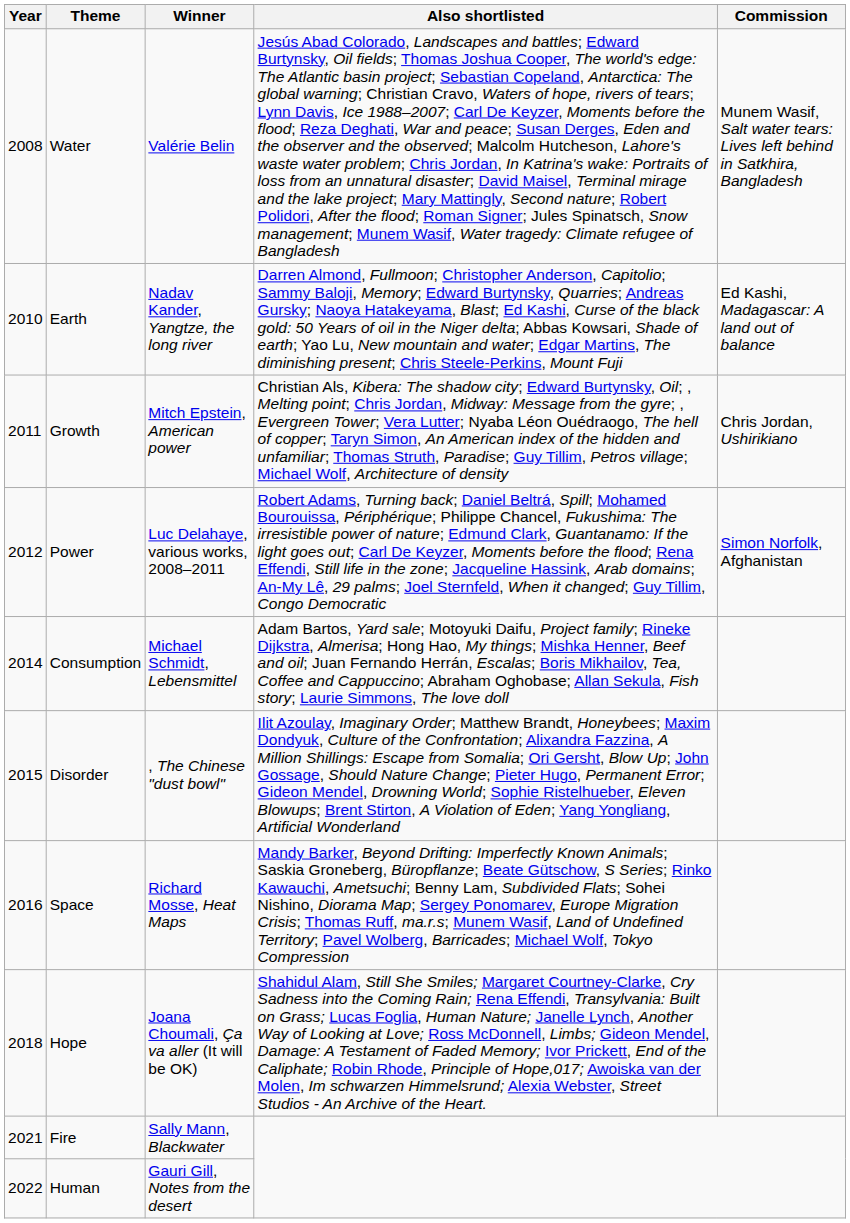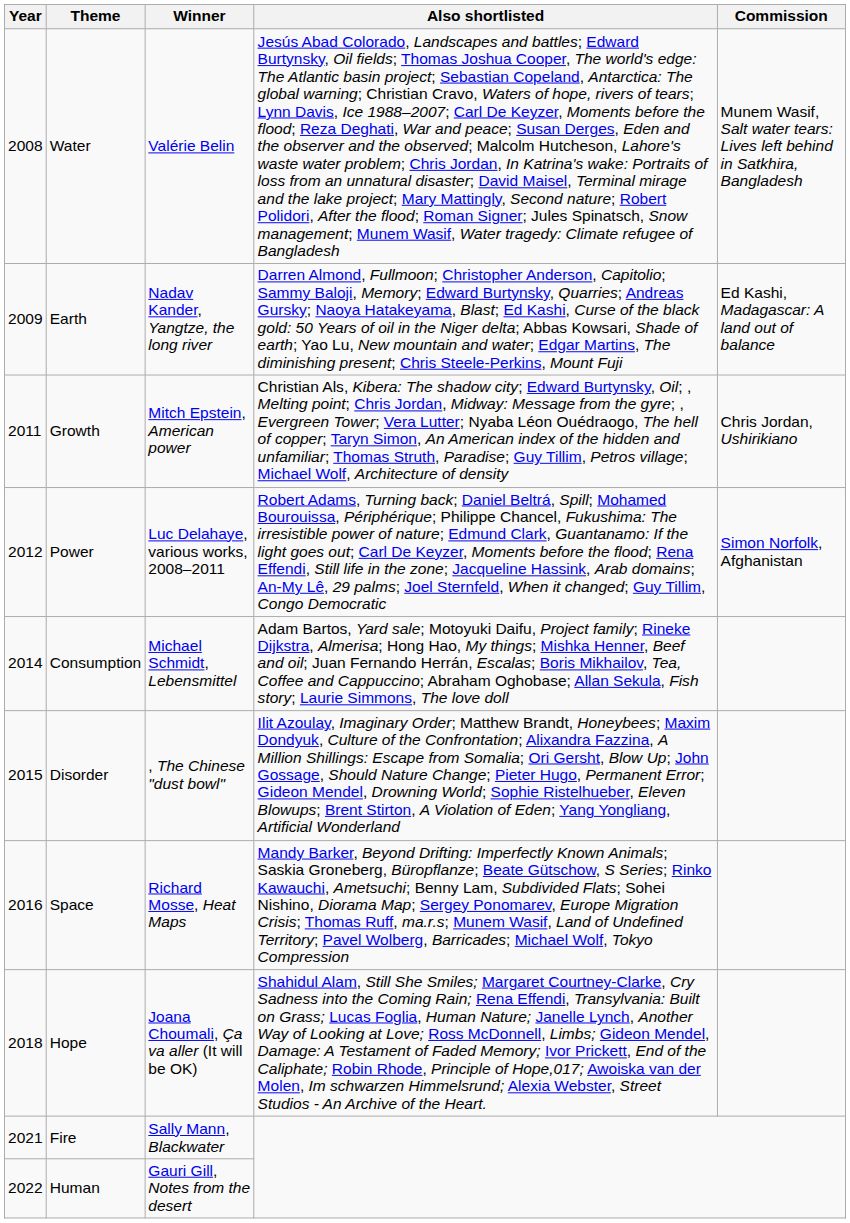(25, 319) 2010 -> (25, 319) 2009
